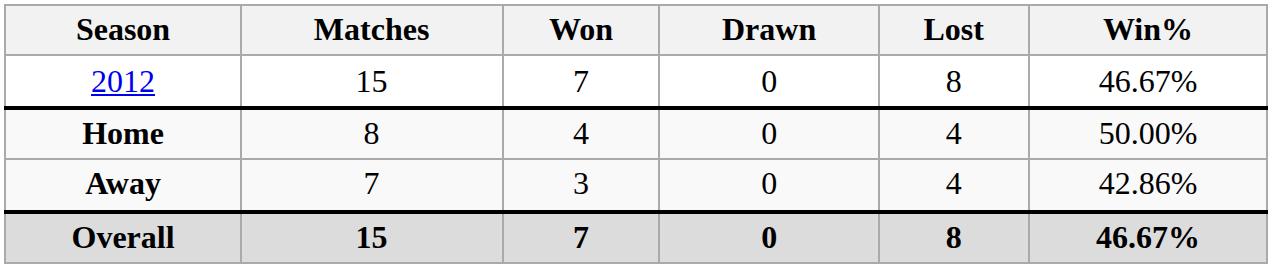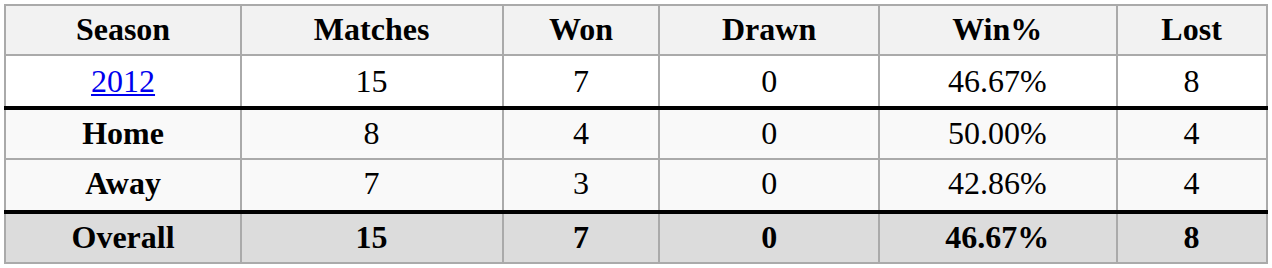columns swapped: (954, 29) <-> (1148, 29)
